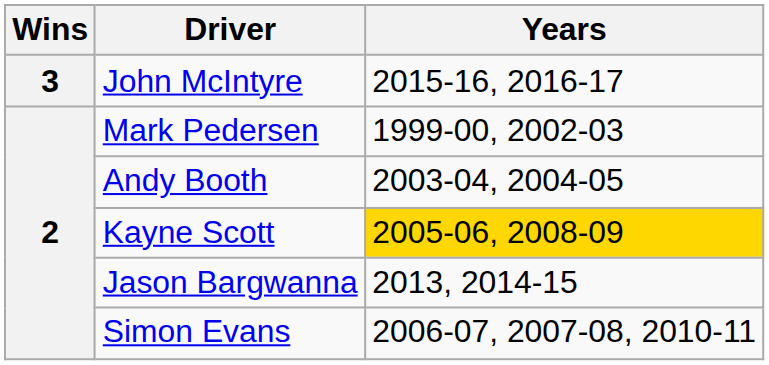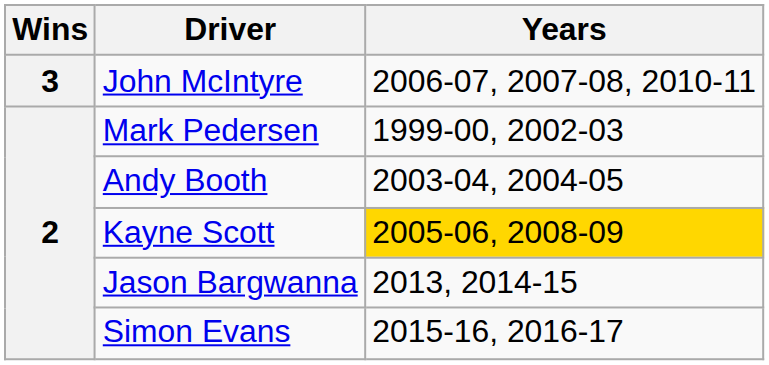(498, 80) 2015-16, 2016-17 -> (564, 80) 2006-07, 2007-08, 2010-11
(564, 332) 2006-07, 2007-08, 2010-11 -> (498, 332) 2015-16, 2016-17
